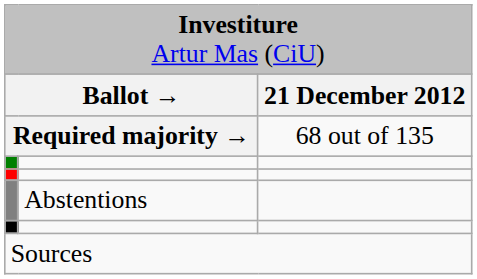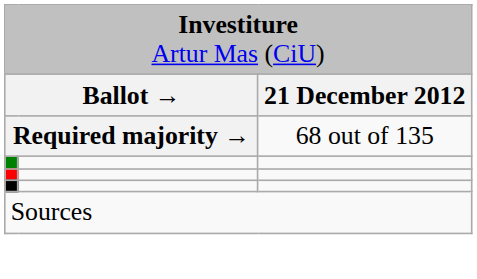- row: (12, 201)
